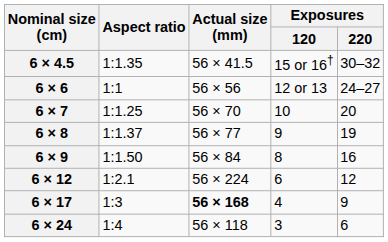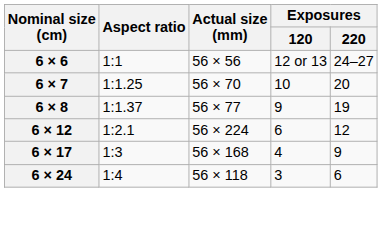- row: (52, 63)
- row: (52, 156)
(221, 202) bold -> (221, 152) normal
